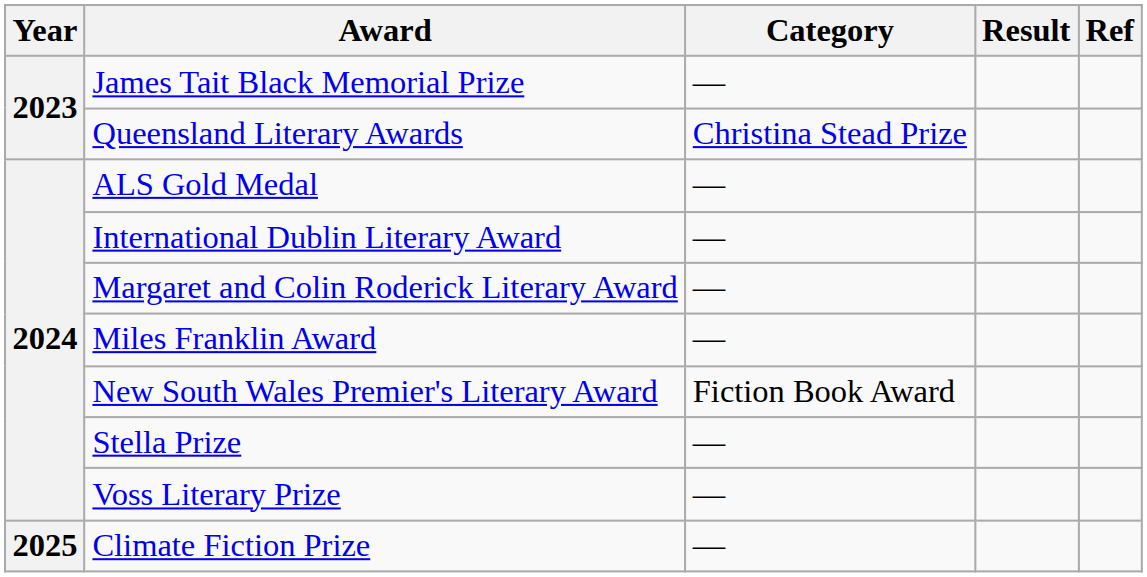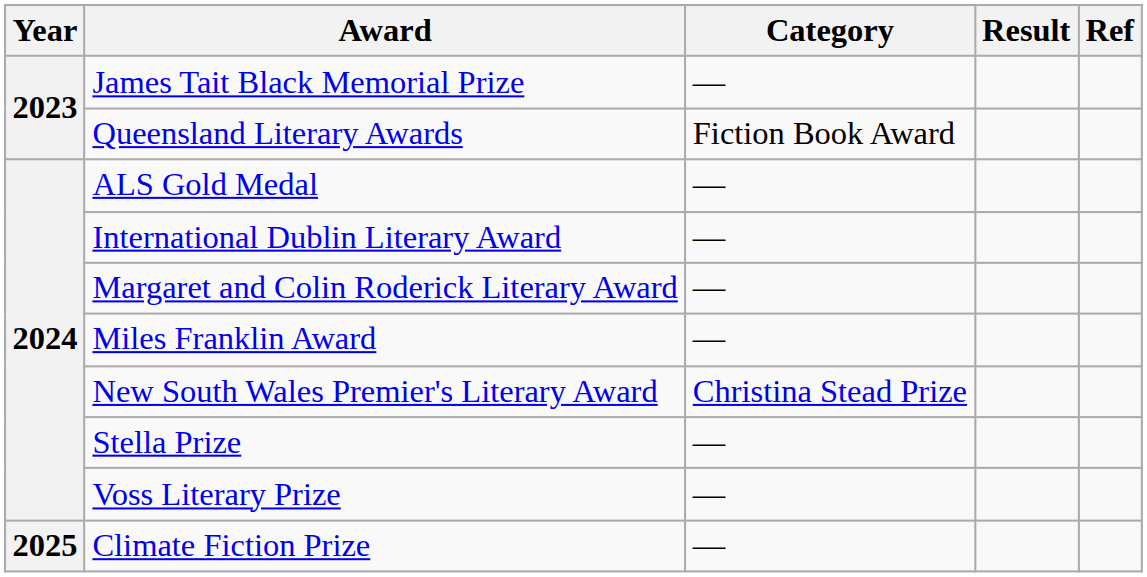(830, 133) Christina Stead Prize -> (824, 133) Fiction Book Award
(824, 390) Fiction Book Award -> (830, 390) Christina Stead Prize
